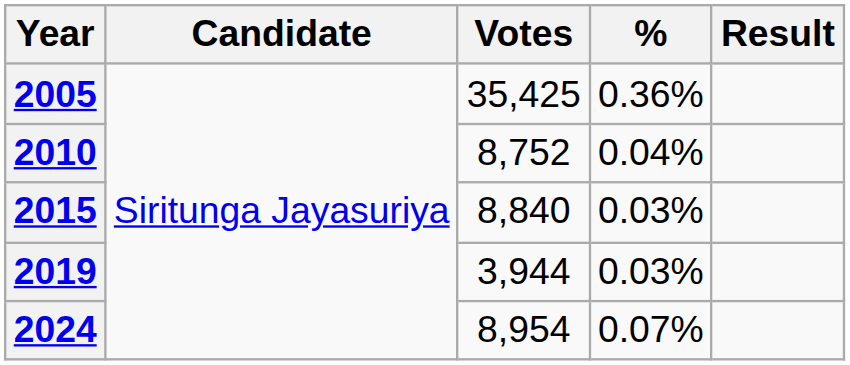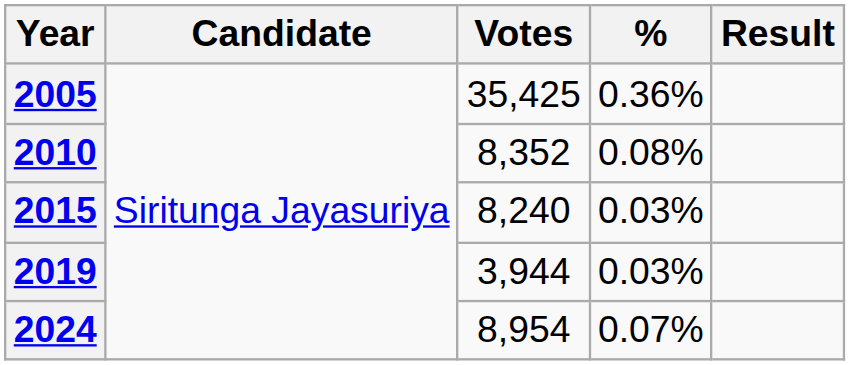(524, 152) 8,752 -> (524, 152) 8,352
(651, 152) 0.04% -> (651, 152) 0.08%
(524, 211) 8,840 -> (524, 211) 8,240
